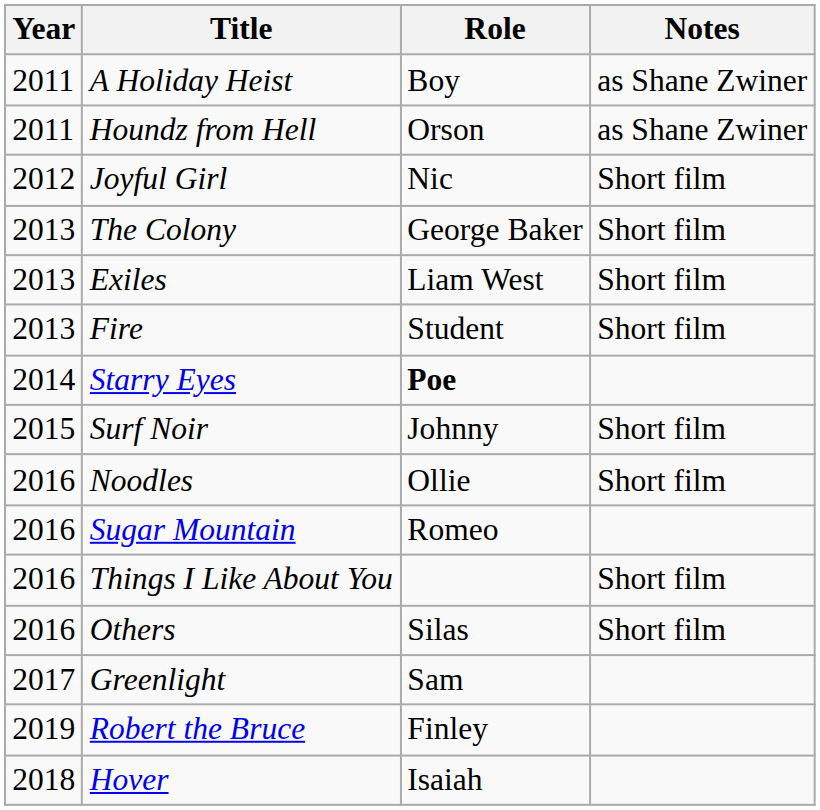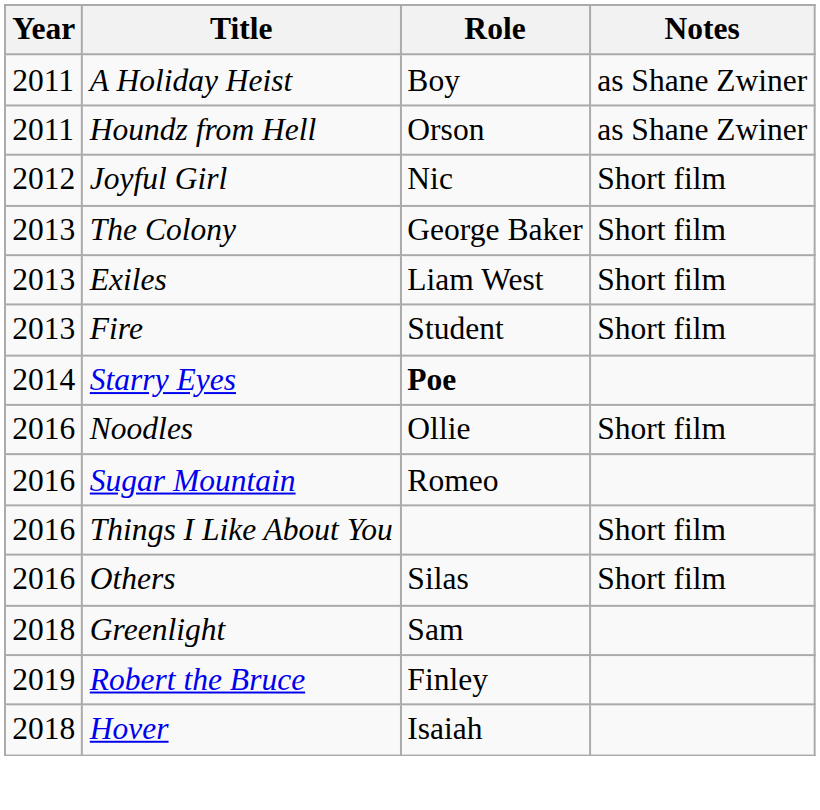- row: (149, 429)
(44, 679) 2017 -> (44, 629) 2018
